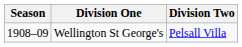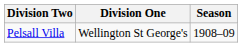columns swapped: (28, 13) <-> (202, 13)
